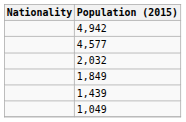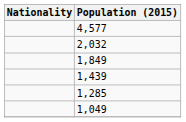- row: (92, 29)
+ row: (92, 93)
